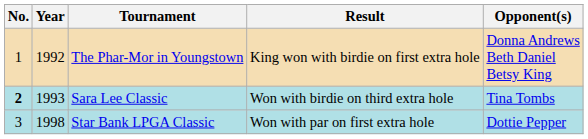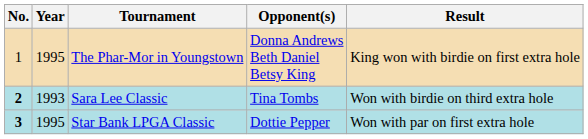columns swapped: (533, 16) <-> (365, 16)
(50, 57) 1992 -> (50, 57) 1995
(18, 122) normal -> (18, 122) bold
(50, 122) 1998 -> (50, 122) 1995
